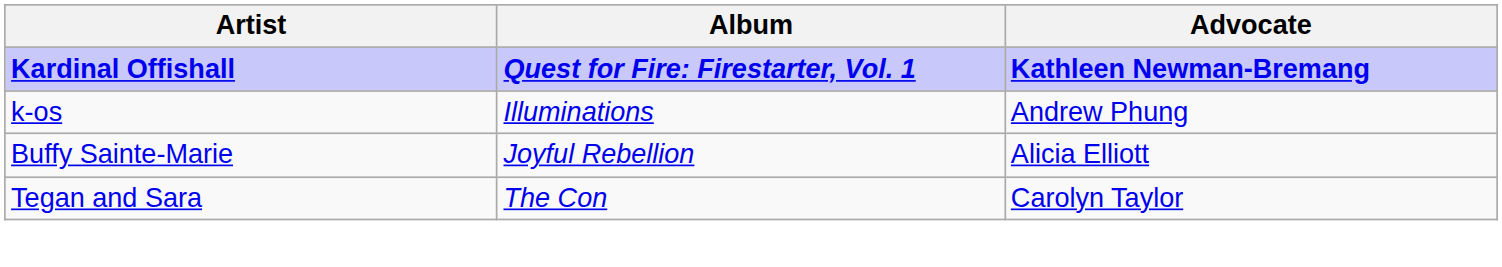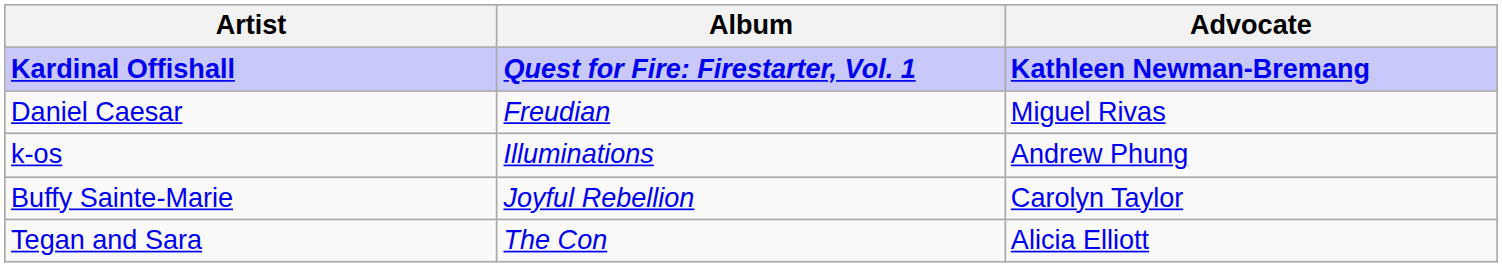+ row: (97, 111)
(1080, 154) Alicia Elliott -> (1097, 197) Carolyn Taylor
(1097, 197) Carolyn Taylor -> (1080, 240) Alicia Elliott
